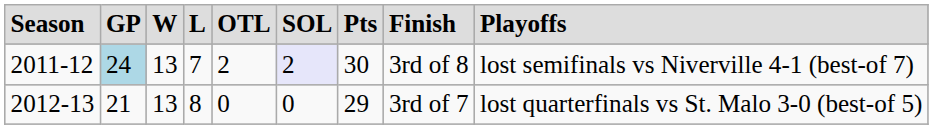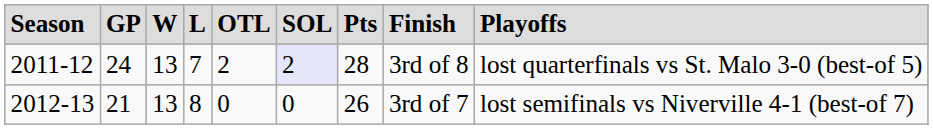(118, 64) lightblue background -> (118, 64) no background
(356, 64) 30 -> (356, 64) 28
(697, 64) lost semifinals vs Niverville 4-1 (best-of 7) -> (701, 64) lost quarterfinals vs St. Malo 3-0 (best-of 5)
(356, 104) 29 -> (356, 104) 26
(701, 104) lost quarterfinals vs St. Malo 3-0 (best-of 5) -> (697, 104) lost semifinals vs Niverville 4-1 (best-of 7)
